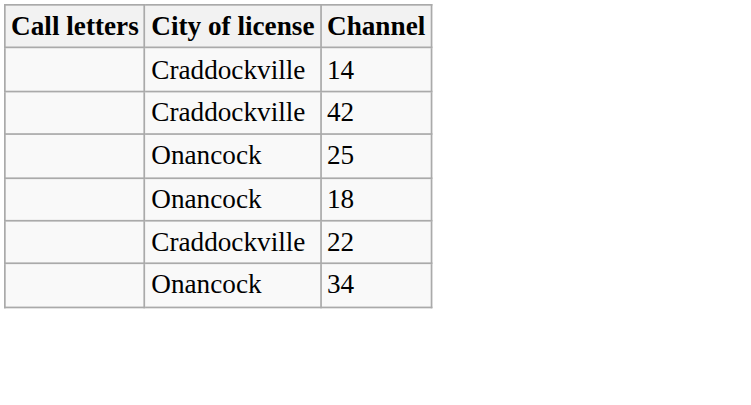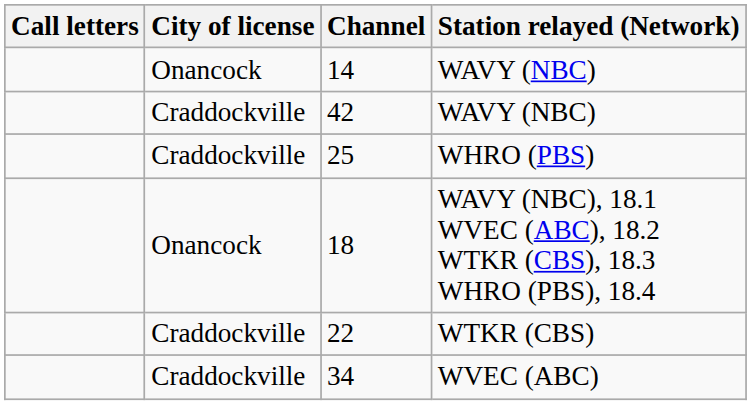+ column: (589, 26)
(228, 69) Craddockville -> (206, 69) Onancock
(206, 155) Onancock -> (228, 155) Craddockville
(206, 284) Onancock -> (228, 376) Craddockville
